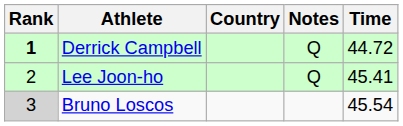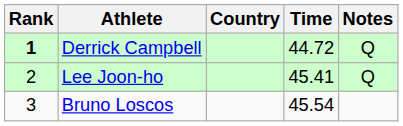columns swapped: (370, 18) <-> (314, 18)
(31, 105) lightgrey background -> (31, 105) no background
